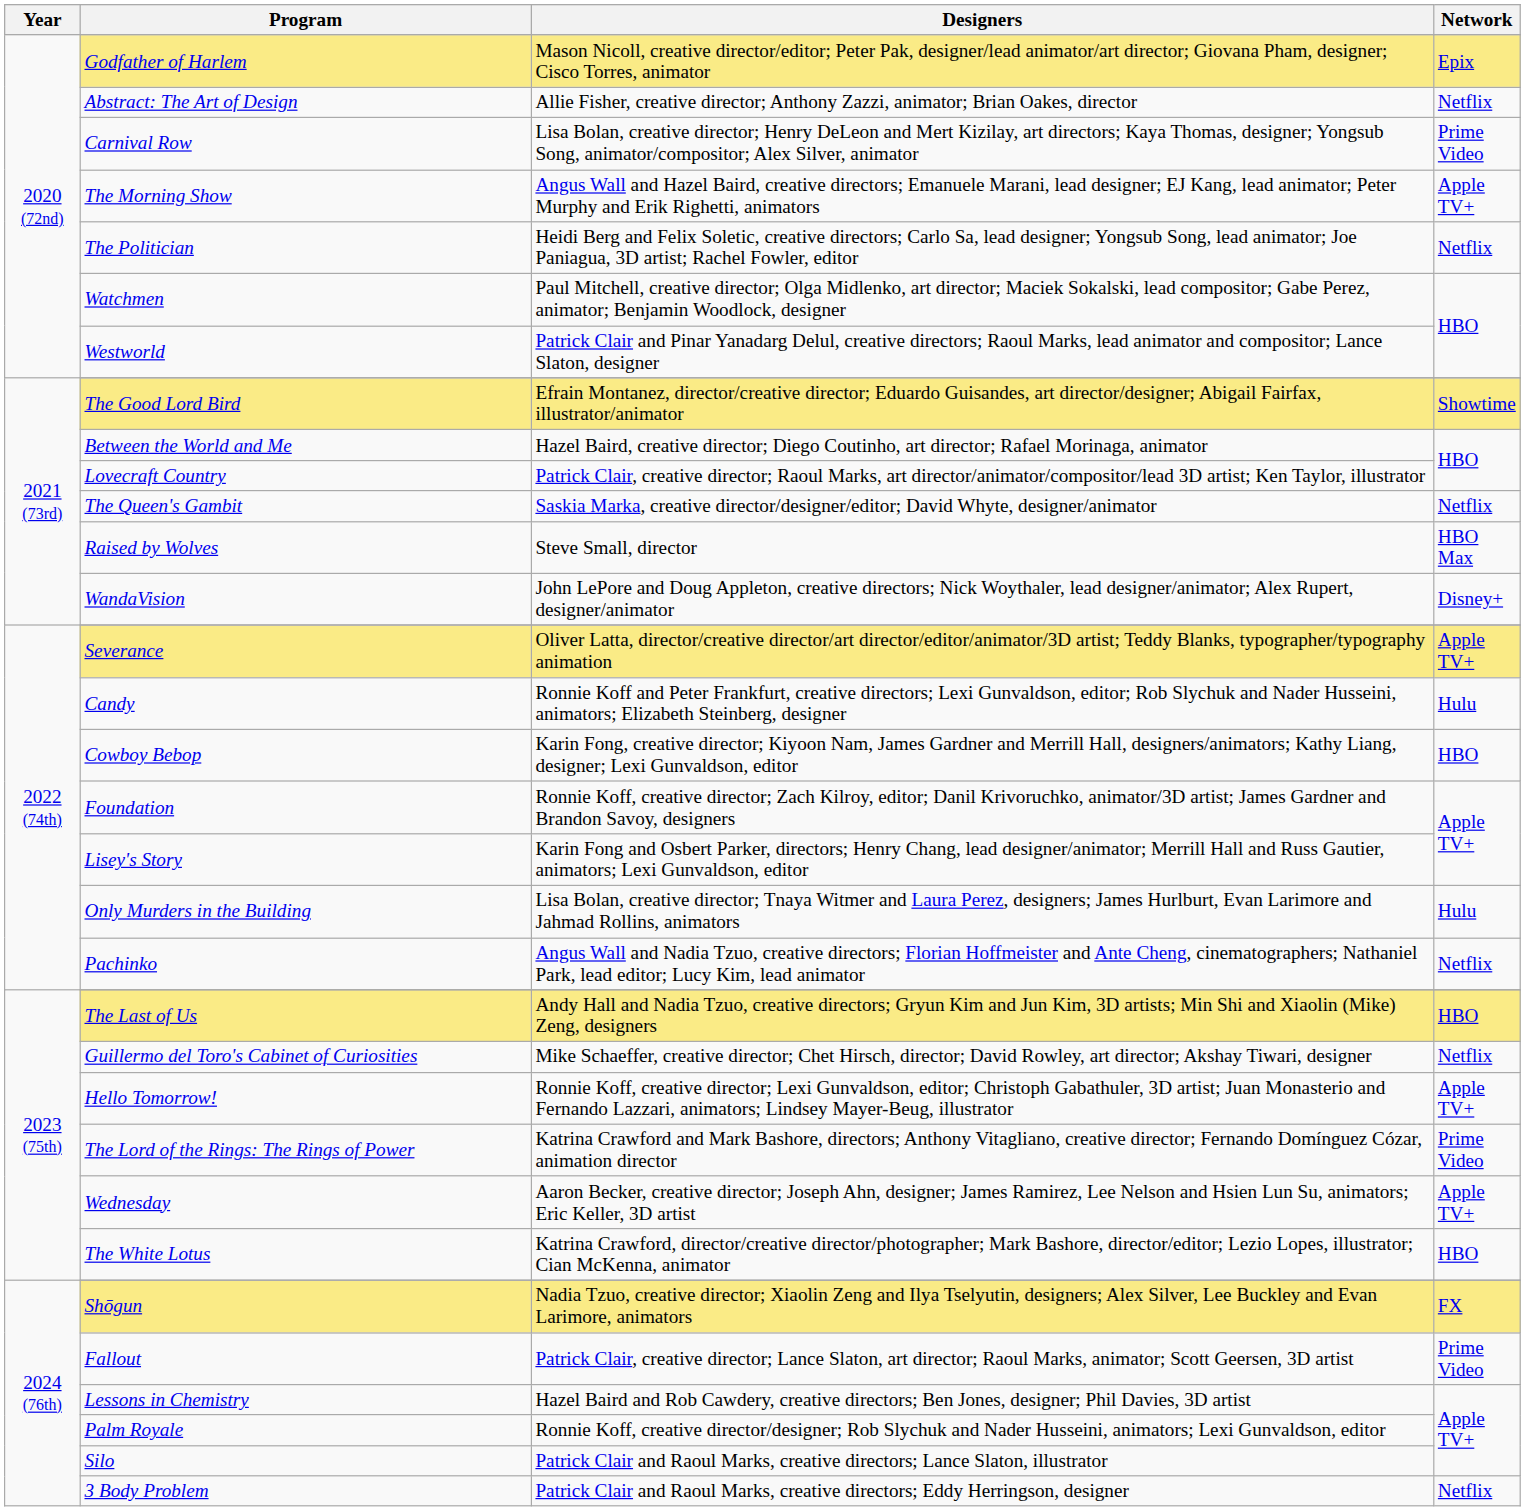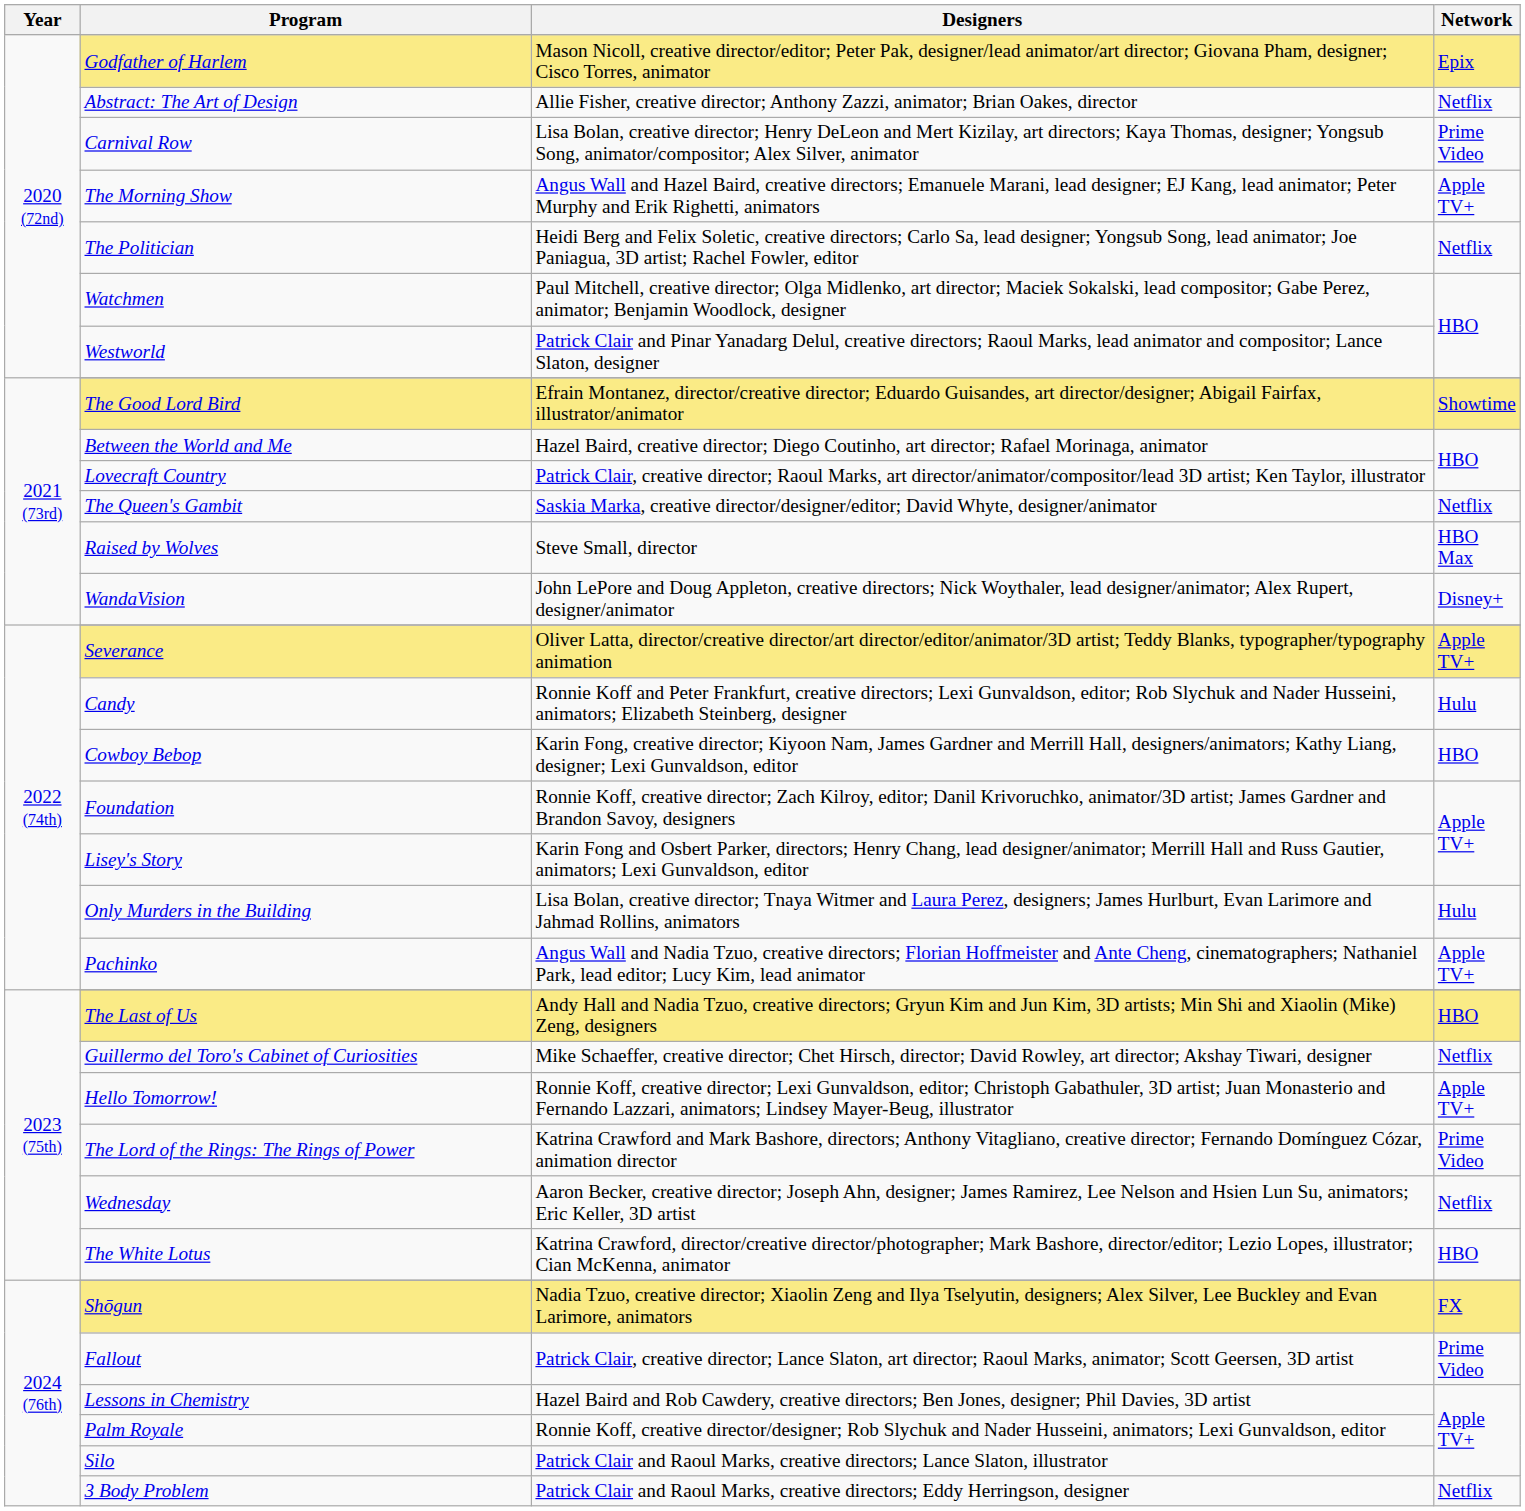(1465, 963) Netflix -> (1461, 963) Apple TV+
(1461, 1202) Apple TV+ -> (1465, 1202) Netflix
